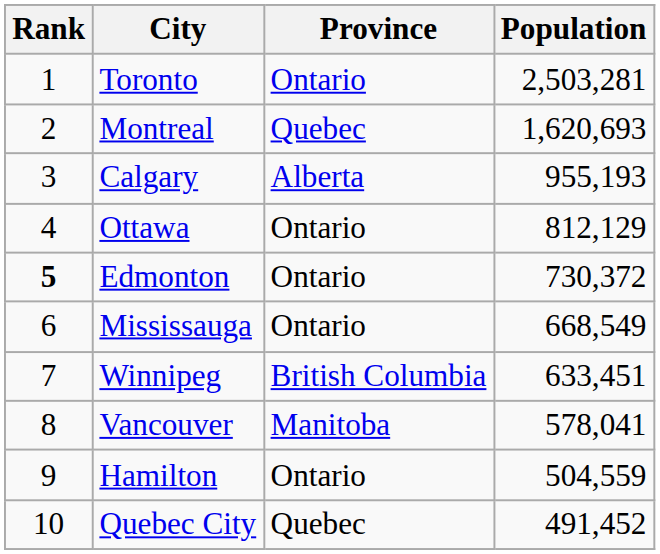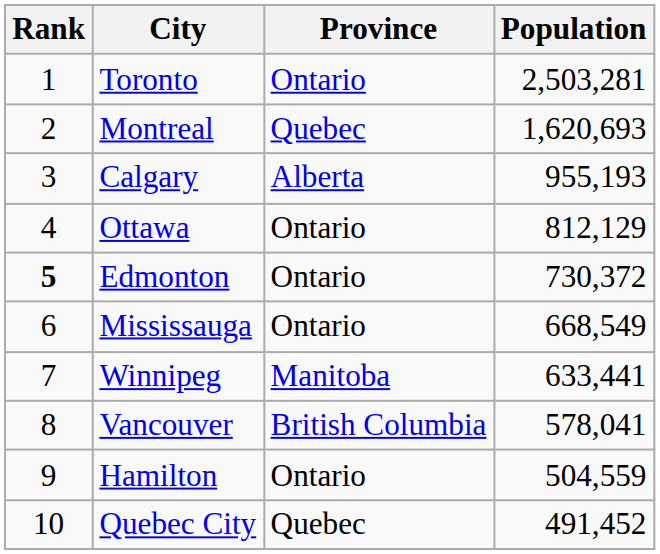(379, 375) British Columbia -> (330, 375) Manitoba
(596, 375) 633,451 -> (596, 375) 633,441
(330, 425) Manitoba -> (379, 425) British Columbia
